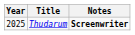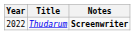(16, 24) 2025 -> (16, 24) 2022
